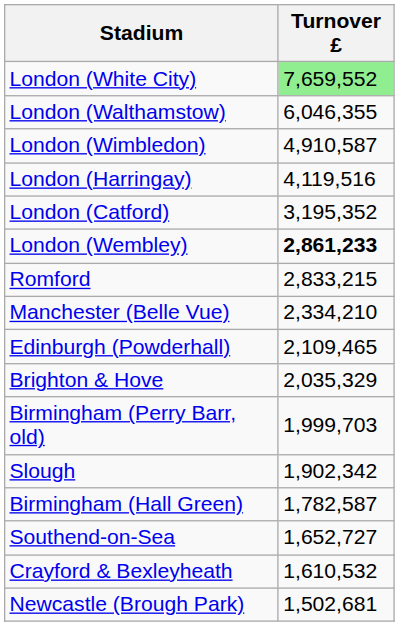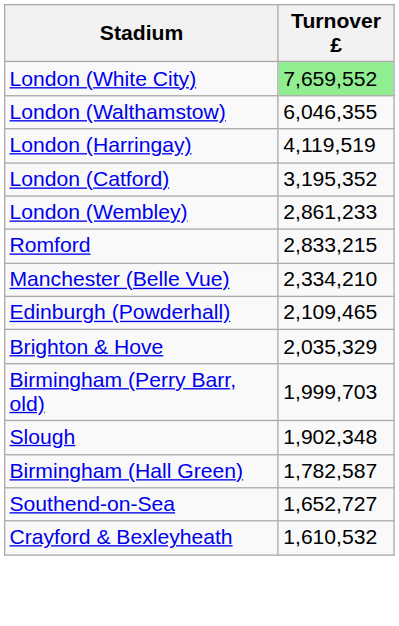- row: (108, 145)
(329, 178) 4,119,516 -> (329, 145) 4,119,519
(330, 245) bold -> (330, 212) normal
(330, 470) 1,902,342 -> (330, 437) 1,902,348
- row: (127, 604)
